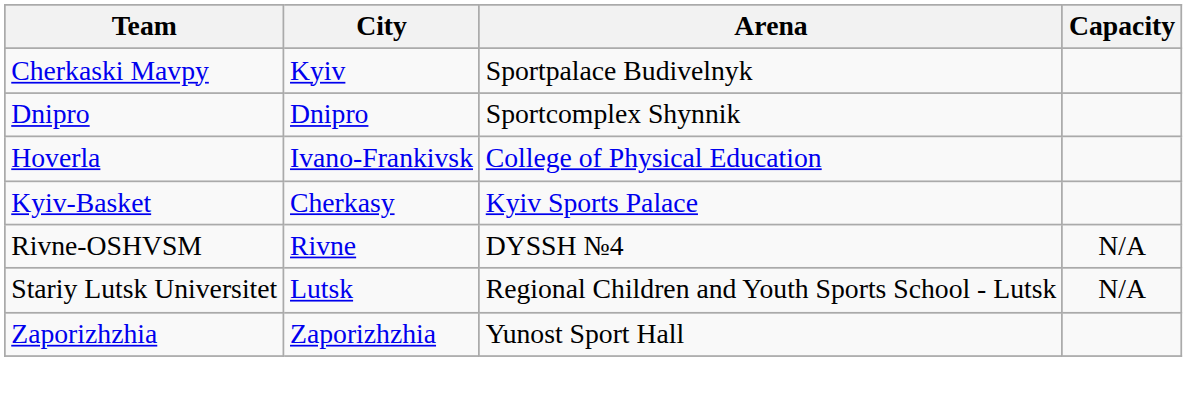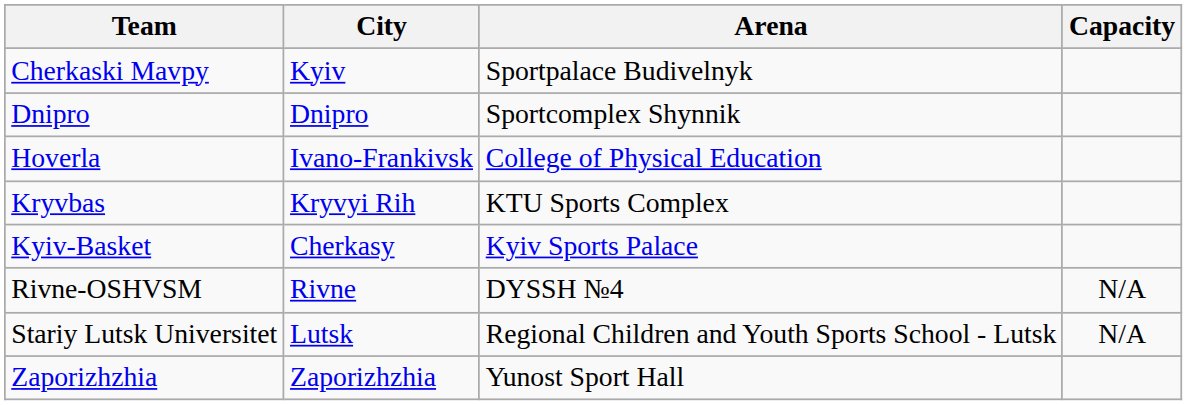+ row: (58, 202)
